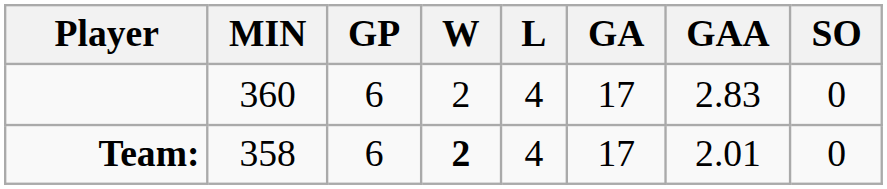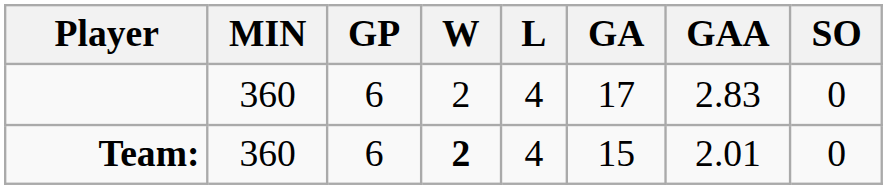(268, 153) 358 -> (268, 153) 360
(616, 153) 17 -> (616, 153) 15
